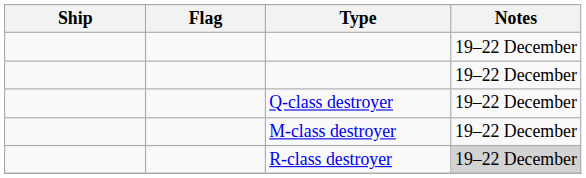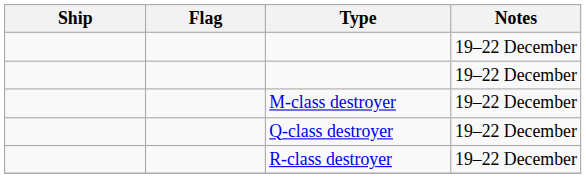rows swapped: (75, 131) <-> (75, 103)
(516, 159) lightgrey background -> (516, 159) no background
